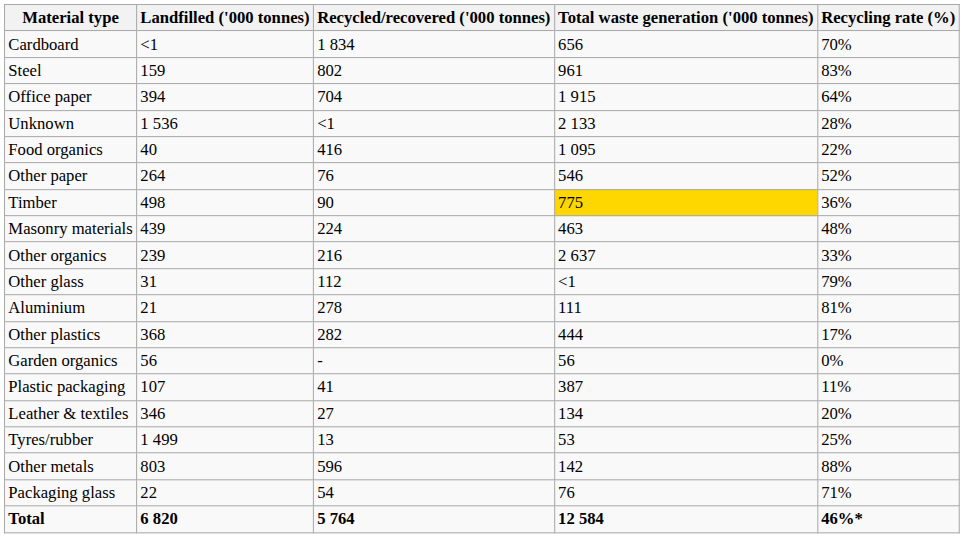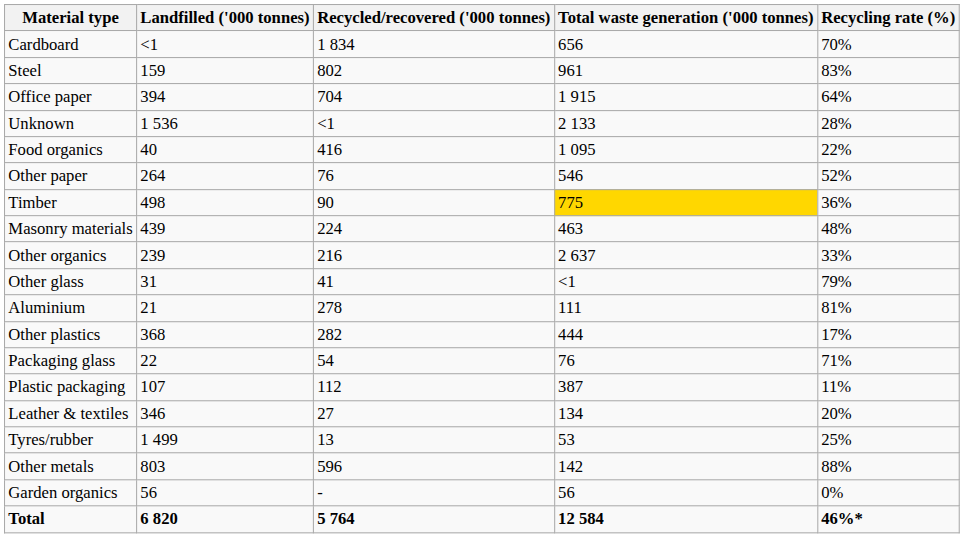(329, 281) 112 -> (326, 281) 41
rows swapped: (62, 492) <-> (63, 360)
(326, 387) 41 -> (329, 387) 112
